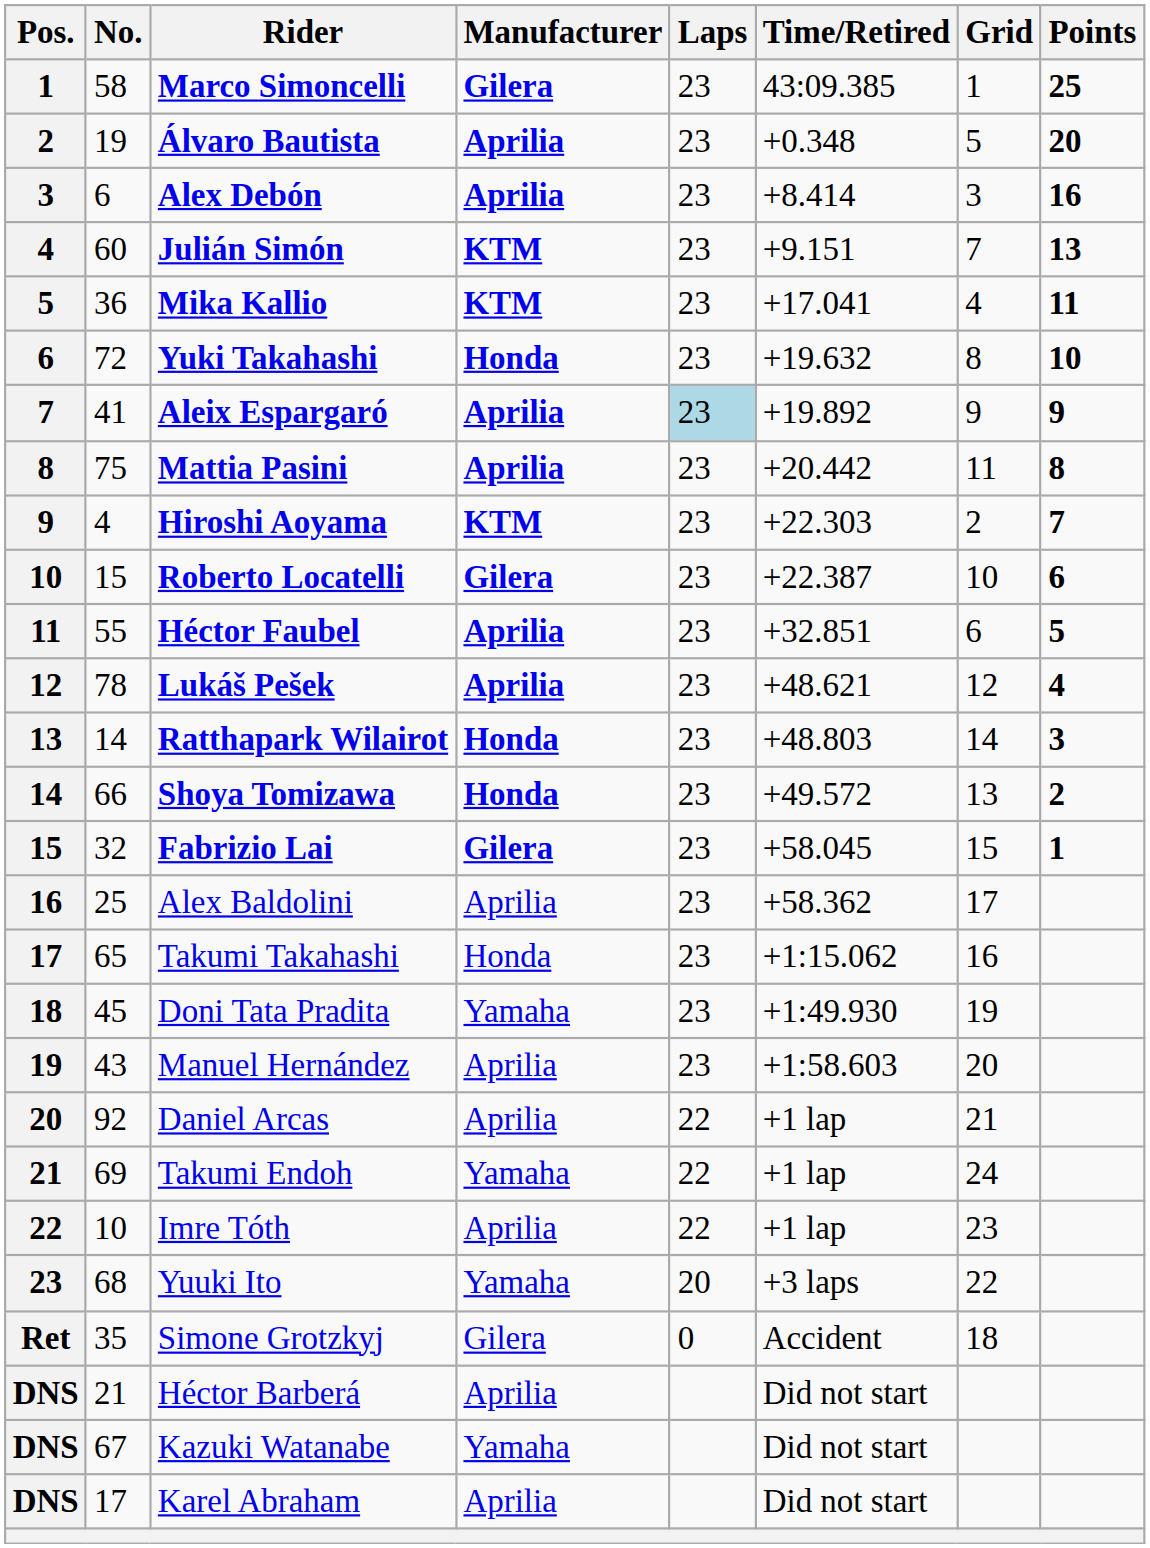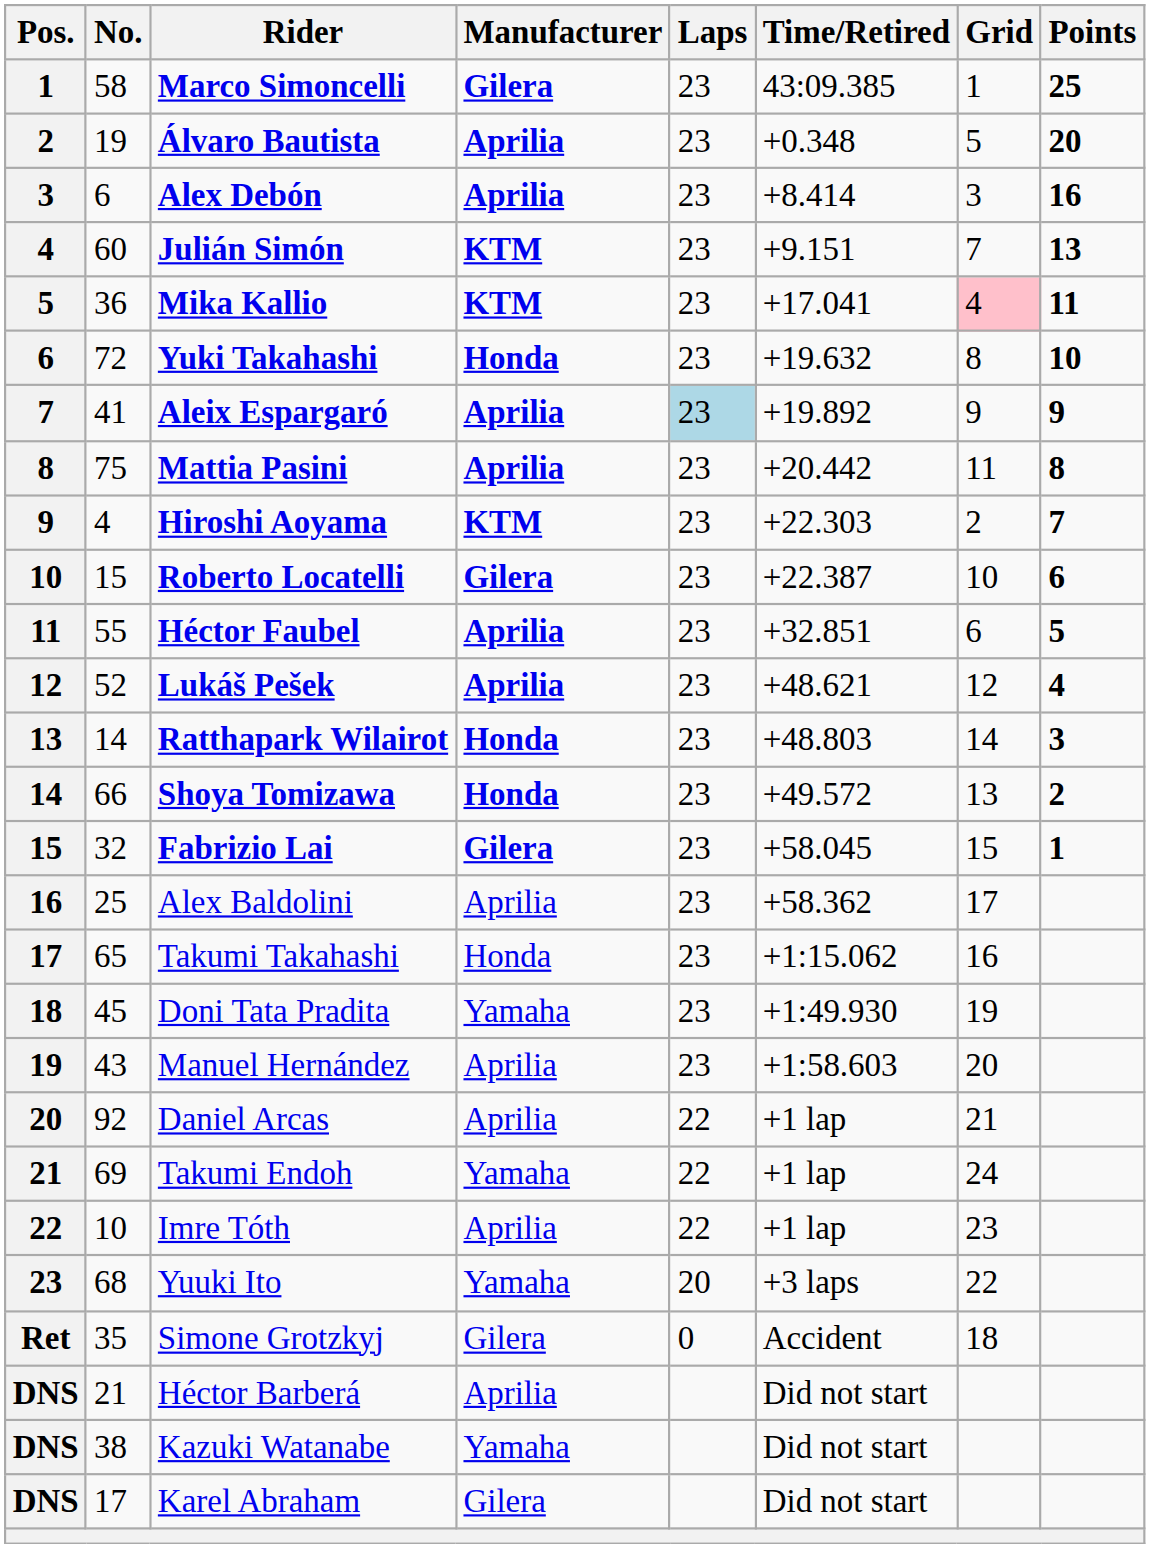(974, 303) no background -> (974, 303) pink background
(110, 684) 78 -> (110, 684) 52
(110, 1445) 67 -> (110, 1445) 38
(510, 1500) Aprilia -> (505, 1500) Gilera
